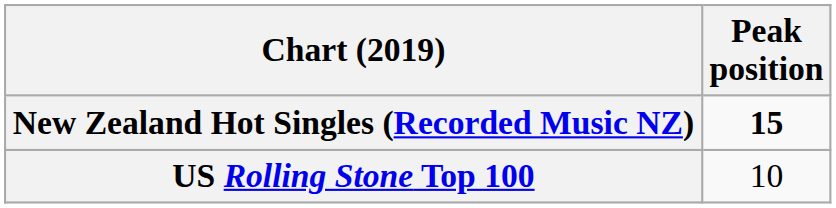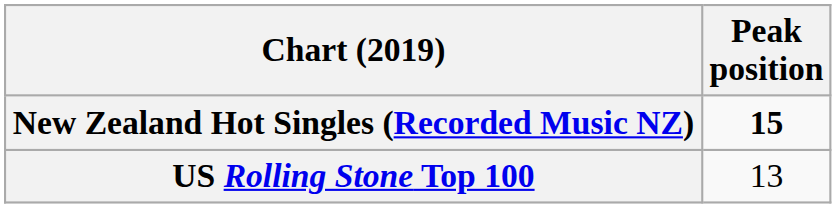(767, 175) 10 -> (767, 175) 13
